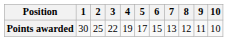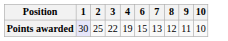- column: (142, 12)
(83, 28) no background -> (83, 28) lavender background
